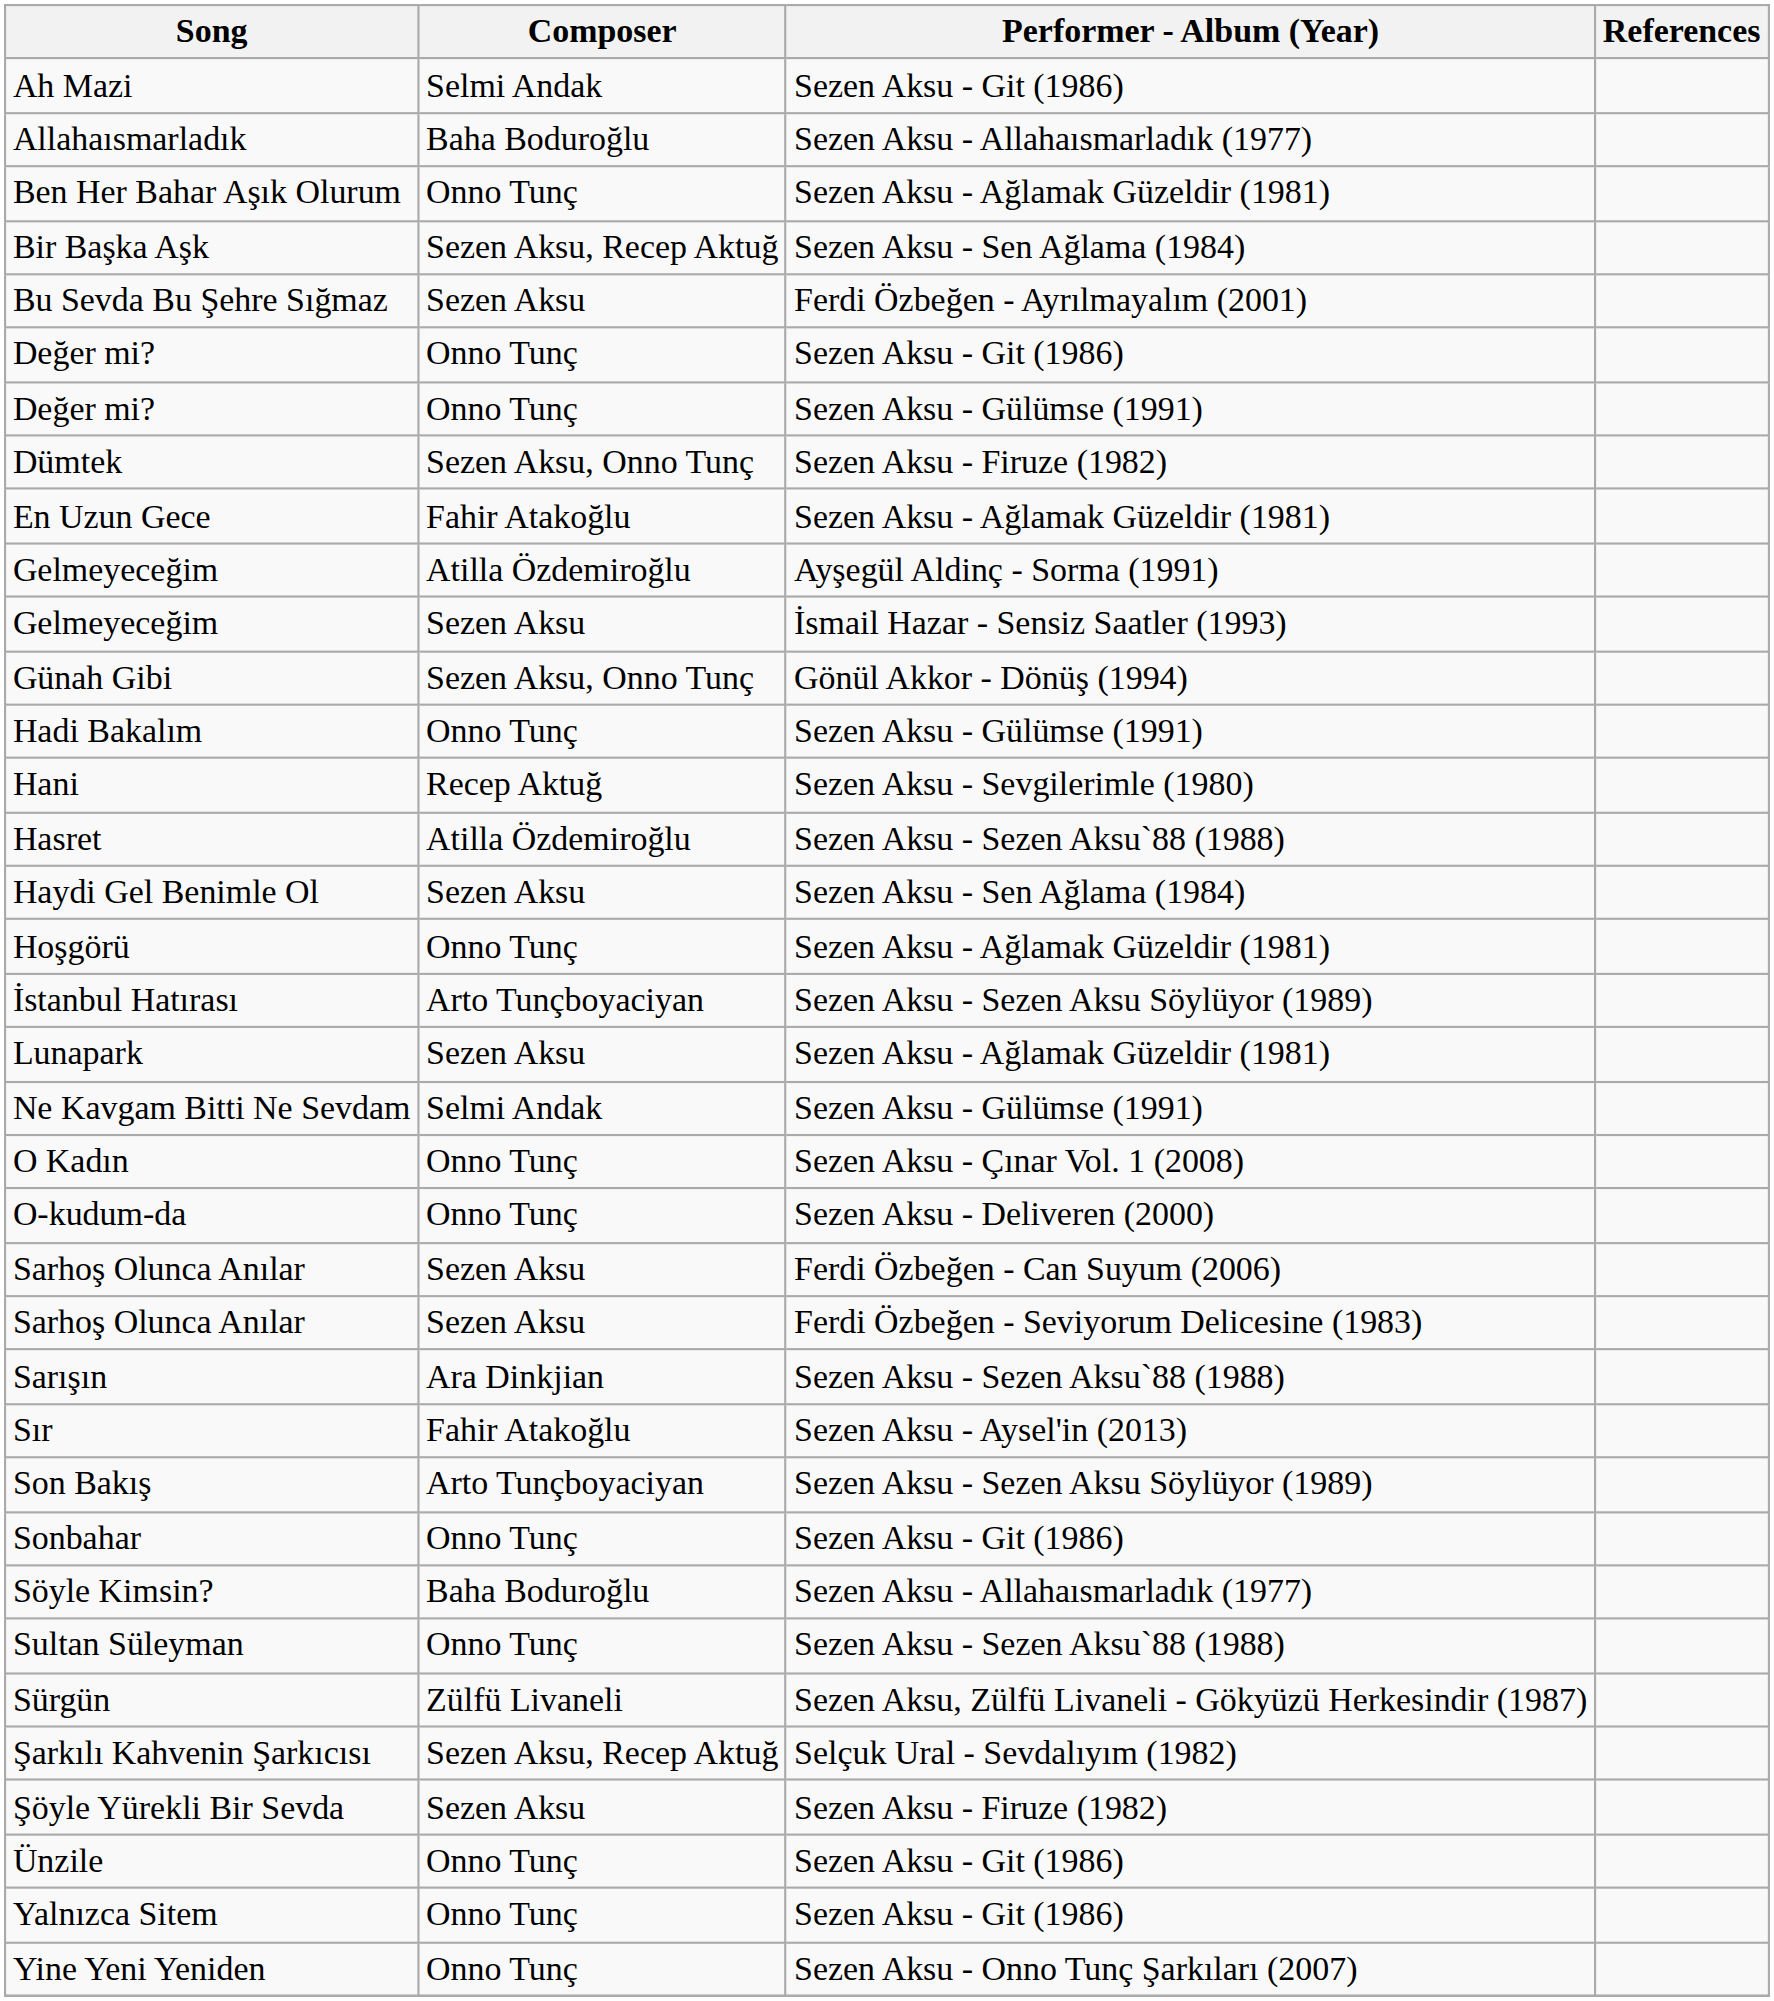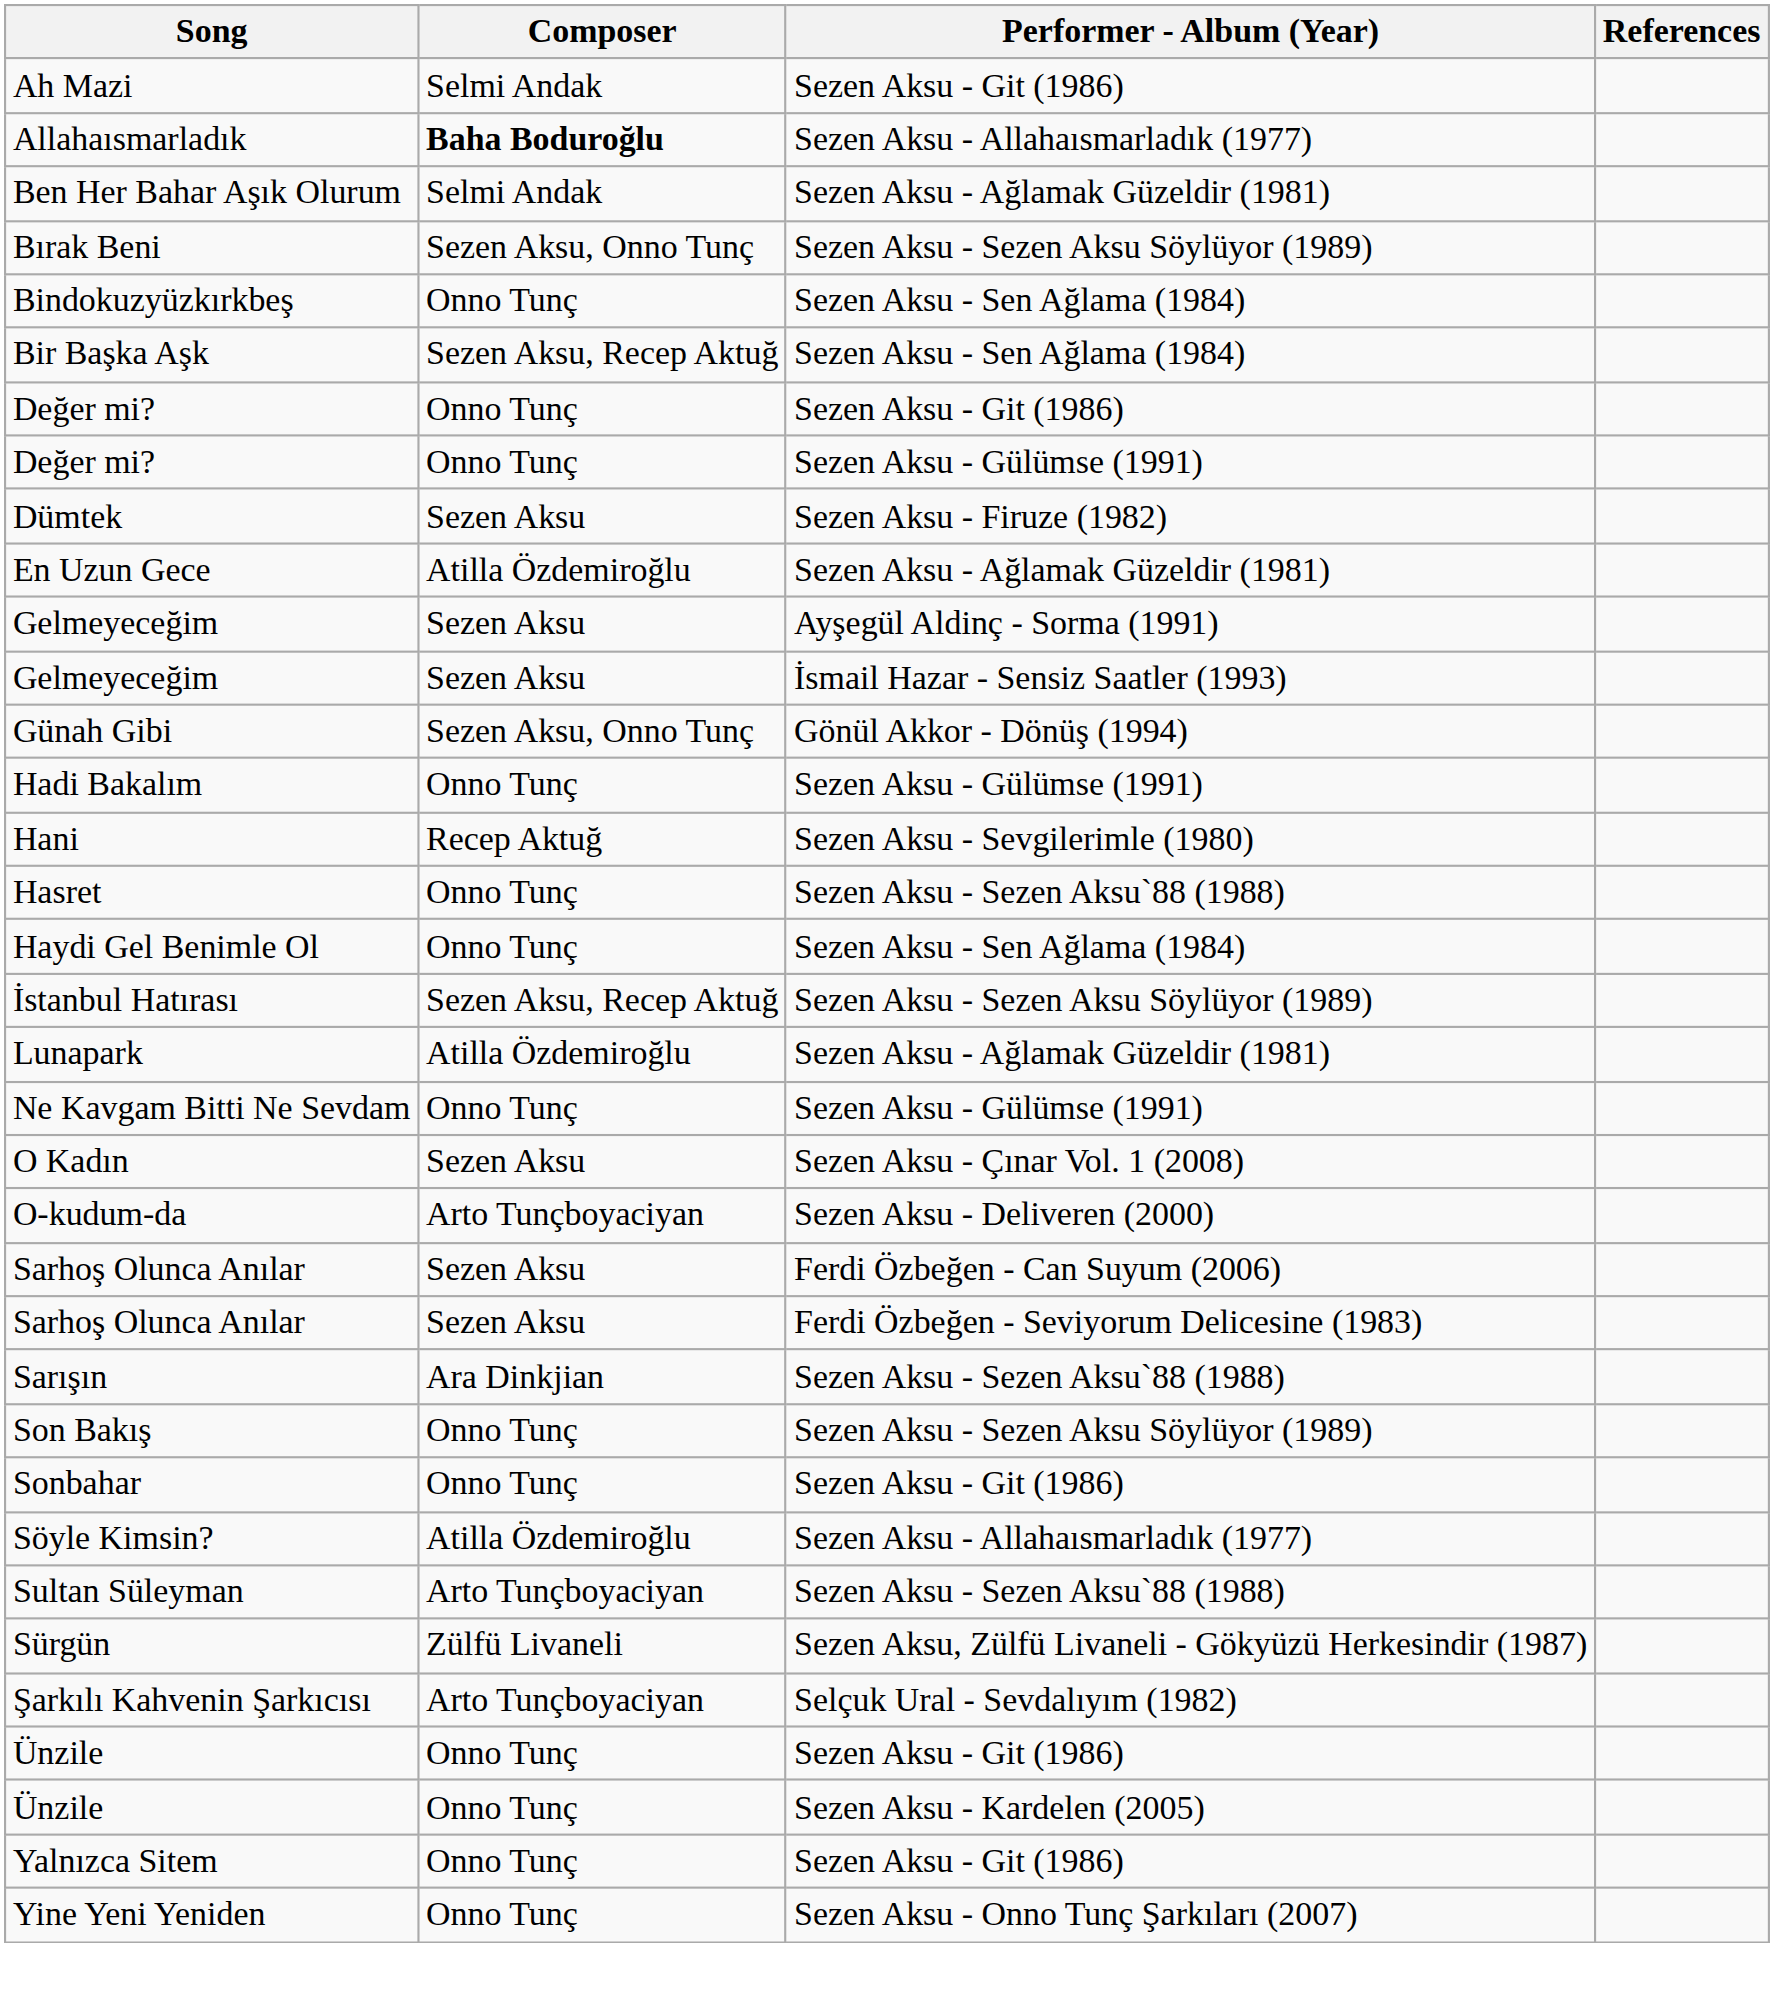(538, 138) normal -> (545, 138) bold
(502, 192) Onno Tunç -> (514, 192) Selmi Andak
+ row: (87, 246)
+ row: (153, 300)
- row: (200, 300)
(590, 461) Sezen Aksu, Onno Tunç -> (506, 515) Sezen Aksu
(528, 515) Fahir Atakoğlu -> (558, 569) Atilla Özdemiroğlu
(558, 569) Atilla Özdemiroğlu -> (506, 623) Sezen Aksu
(558, 838) Atilla Özdemiroğlu -> (502, 892) Onno Tunç
(506, 892) Sezen Aksu -> (502, 945) Onno Tunç
- row: (71, 945)
(565, 999) Arto Tunçboyaciyan -> (602, 999) Sezen Aksu, Recep Aktuğ
(506, 1053) Sezen Aksu -> (558, 1053) Atilla Özdemiroğlu
(514, 1107) Selmi Andak -> (502, 1107) Onno Tunç
(502, 1161) Onno Tunç -> (506, 1161) Sezen Aksu
(502, 1214) Onno Tunç -> (565, 1214) Arto Tunçboyaciyan
- row: (33, 1430)
(565, 1483) Arto Tunçboyaciyan -> (502, 1430) Onno Tunç
(538, 1591) Baha Boduroğlu -> (558, 1537) Atilla Özdemiroğlu
(502, 1645) Onno Tunç -> (565, 1591) Arto Tunçboyaciyan
(602, 1752) Sezen Aksu, Recep Aktuğ -> (565, 1699) Arto Tunçboyaciyan
- row: (179, 1806)
+ row: (58, 1806)
